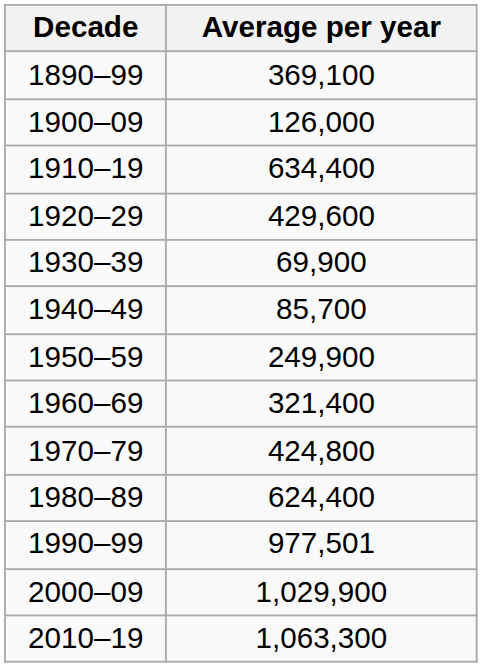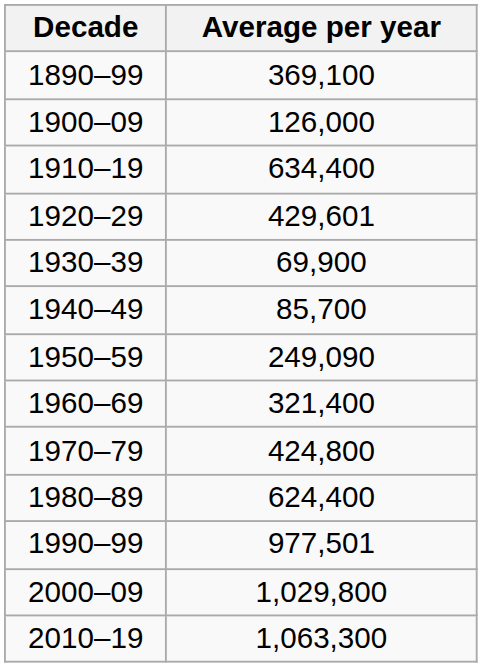(321, 215) 429,600 -> (321, 215) 429,601
(321, 356) 249,900 -> (321, 356) 249,090
(321, 591) 1,029,900 -> (321, 591) 1,029,800
